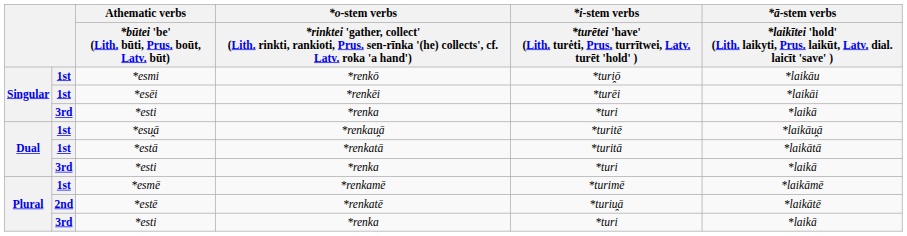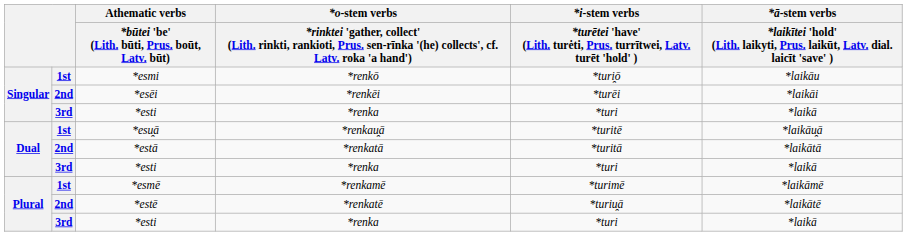(64, 94) 1st -> (64, 94) 2nd
(64, 149) 1st -> (64, 149) 2nd
